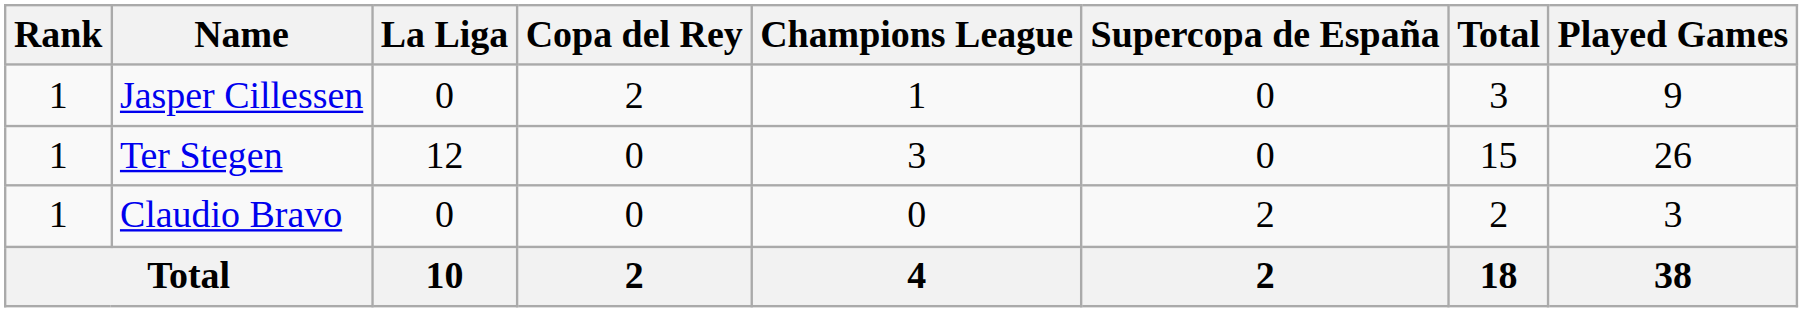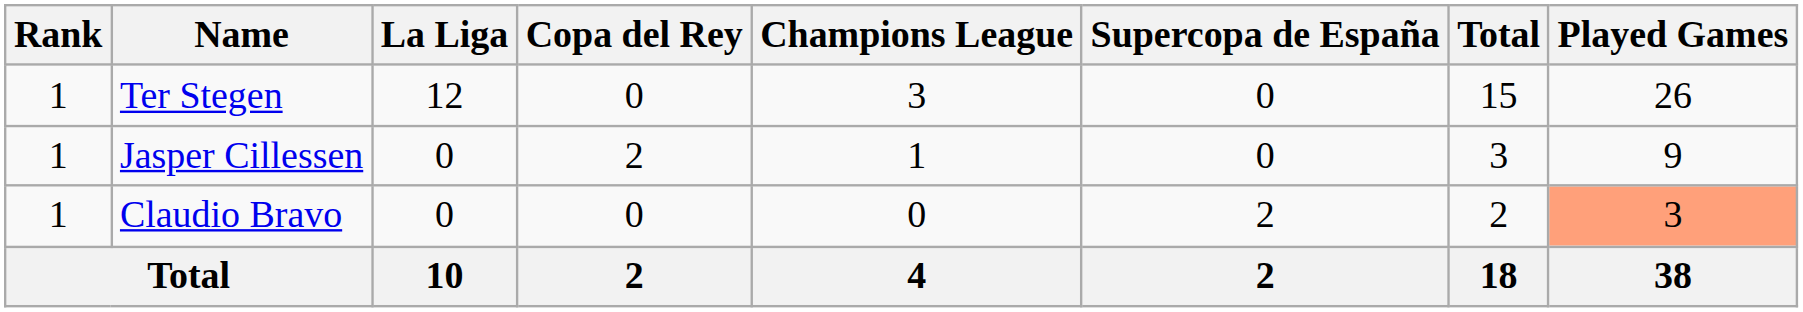rows swapped: (201, 154) <-> (242, 94)
(1673, 214) no background -> (1673, 214) lightsalmon background
